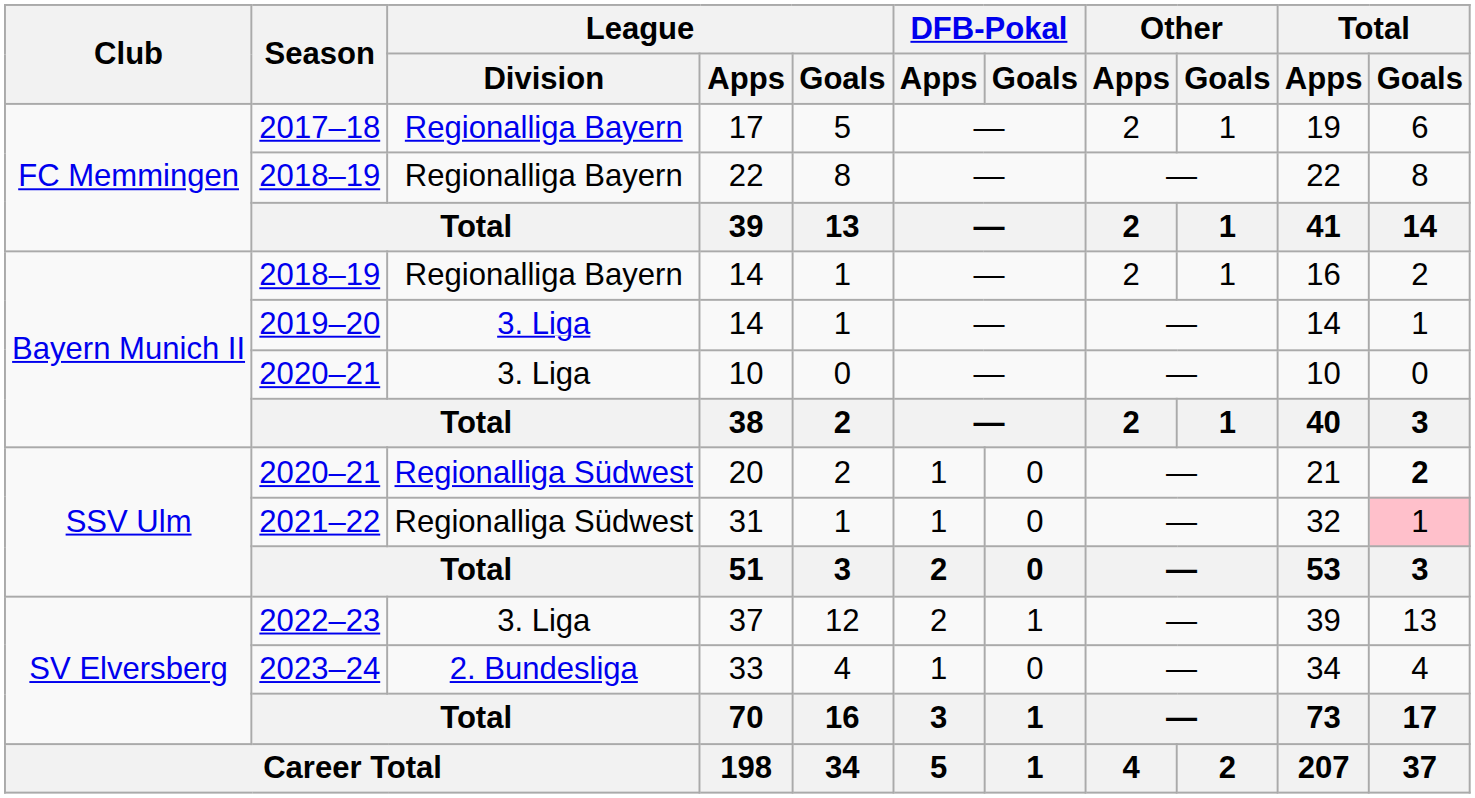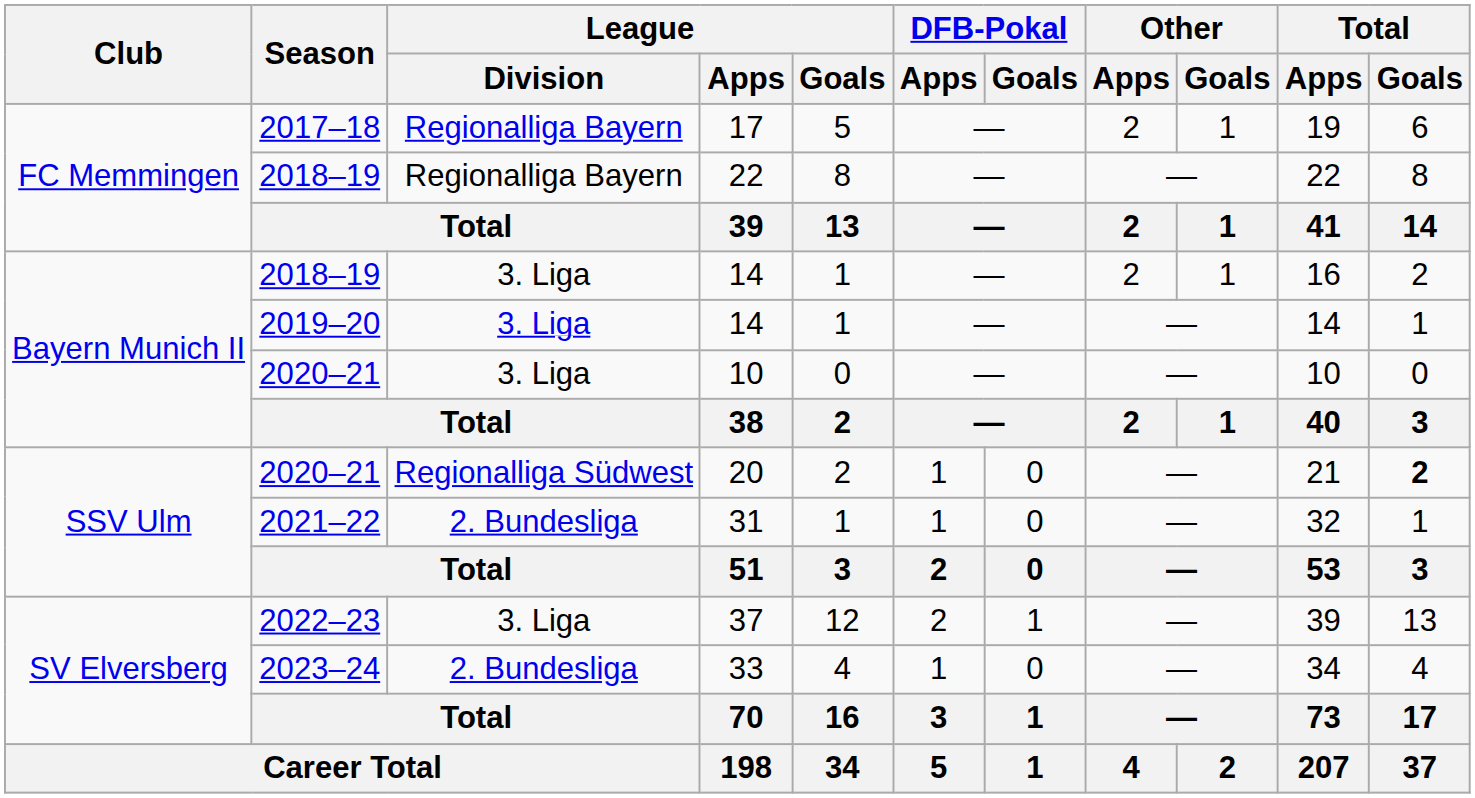(544, 275) Regionalliga Bayern -> (544, 275) 3. Liga
(544, 521) Regionalliga Südwest -> (544, 521) 2. Bundesliga
(1420, 521) pink background -> (1420, 521) no background
